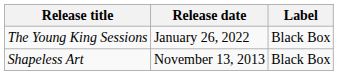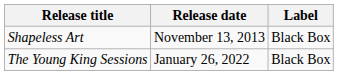rows swapped: (46, 59) <-> (78, 37)
